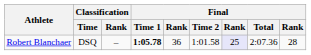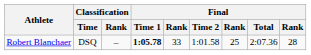(177, 42) 36 -> (177, 42) 33
(235, 42) lavender background -> (235, 42) no background
